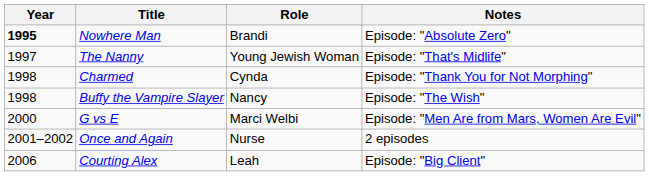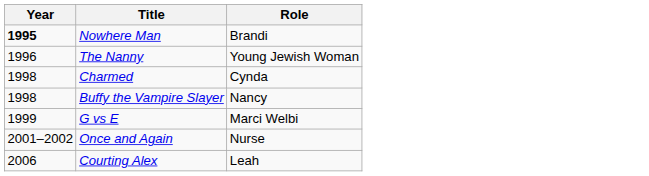- column: (503, 14)
(22, 56) 1997 -> (22, 56) 1996
(22, 118) 2000 -> (22, 118) 1999
